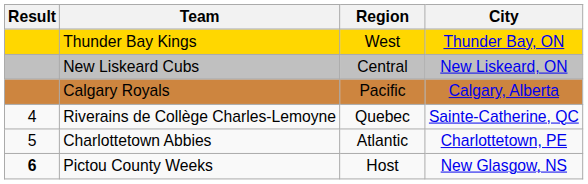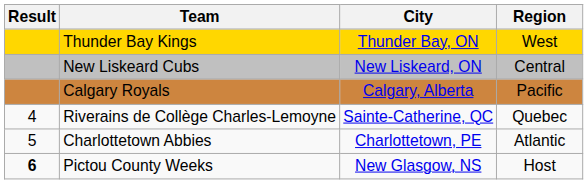columns swapped: (382, 16) <-> (504, 16)
